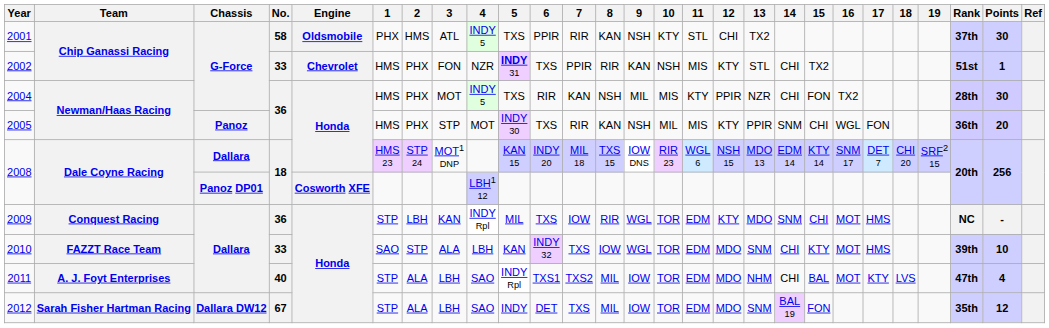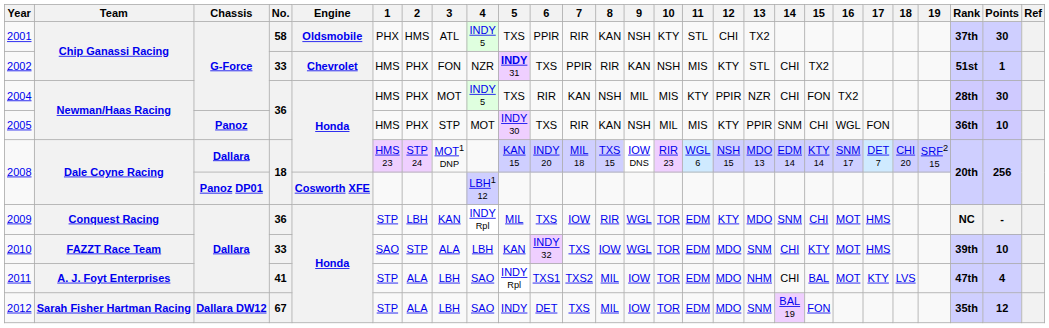(1002, 125) 20 -> (1002, 125) 10
(281, 278) 40 -> (281, 278) 41
